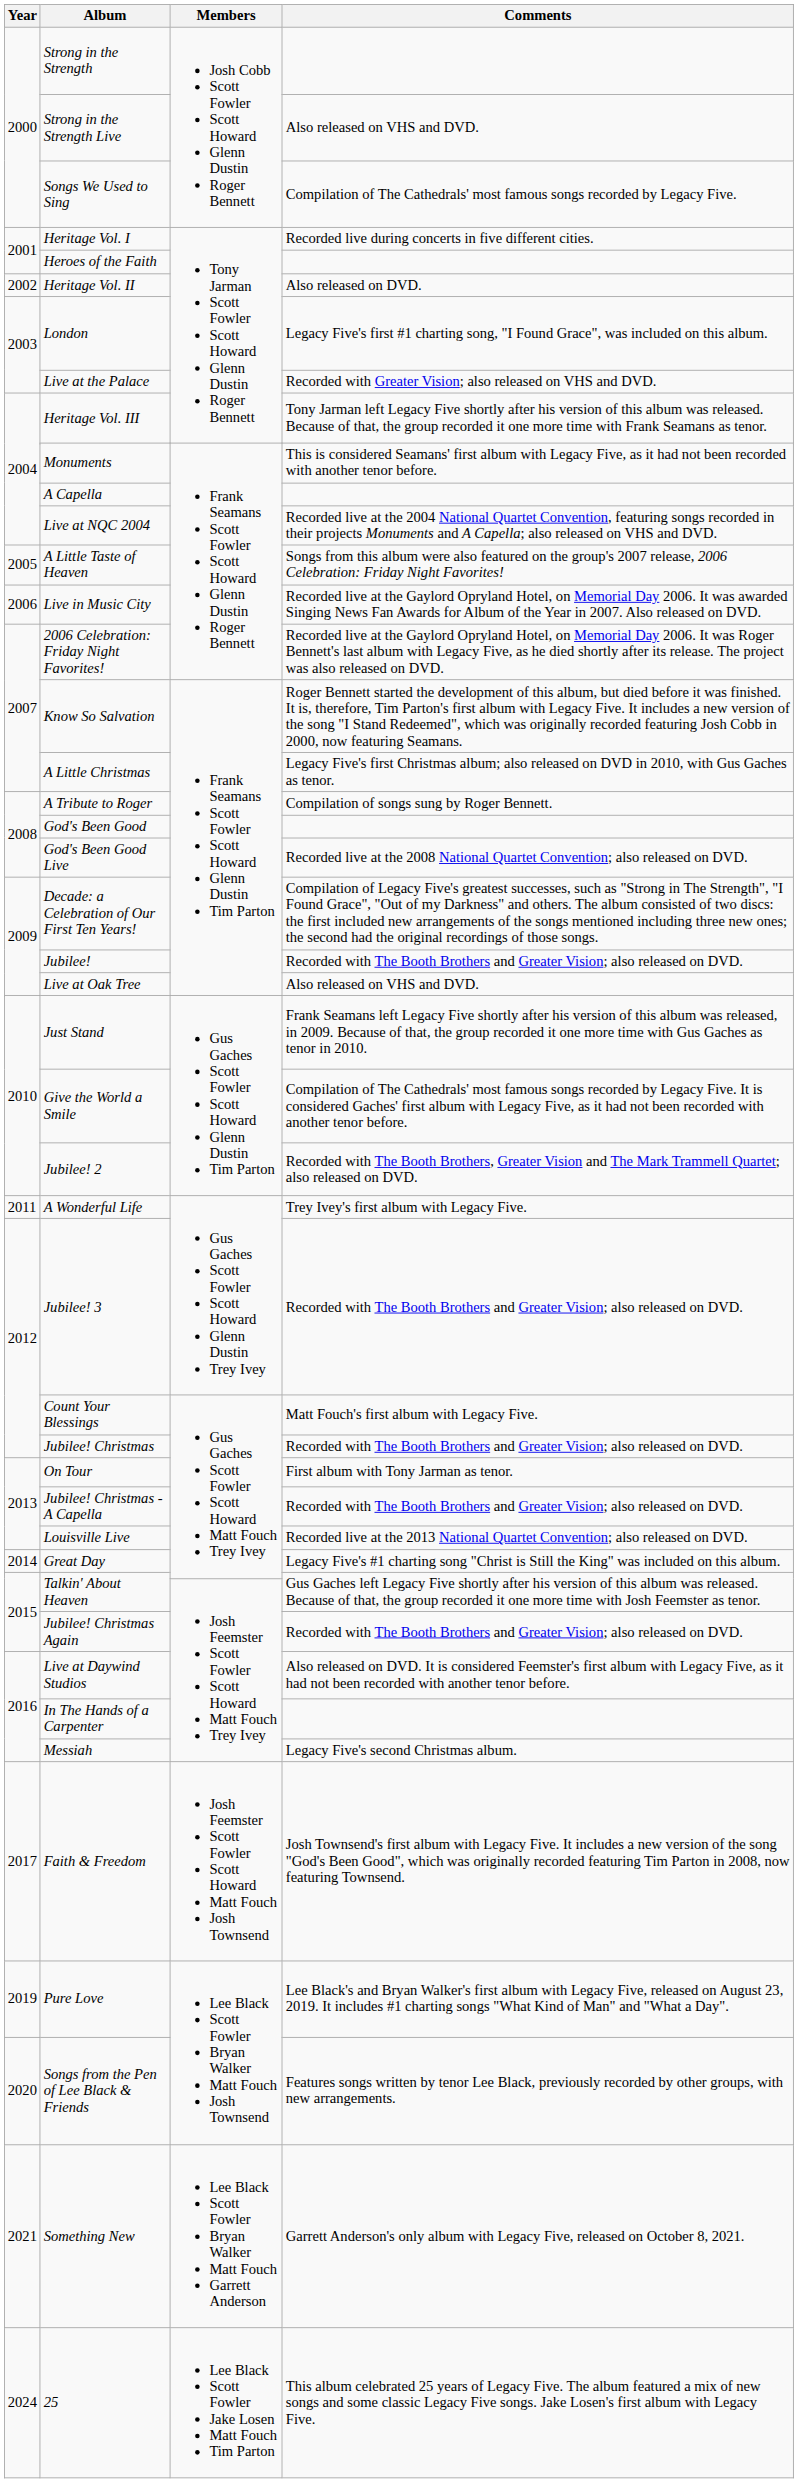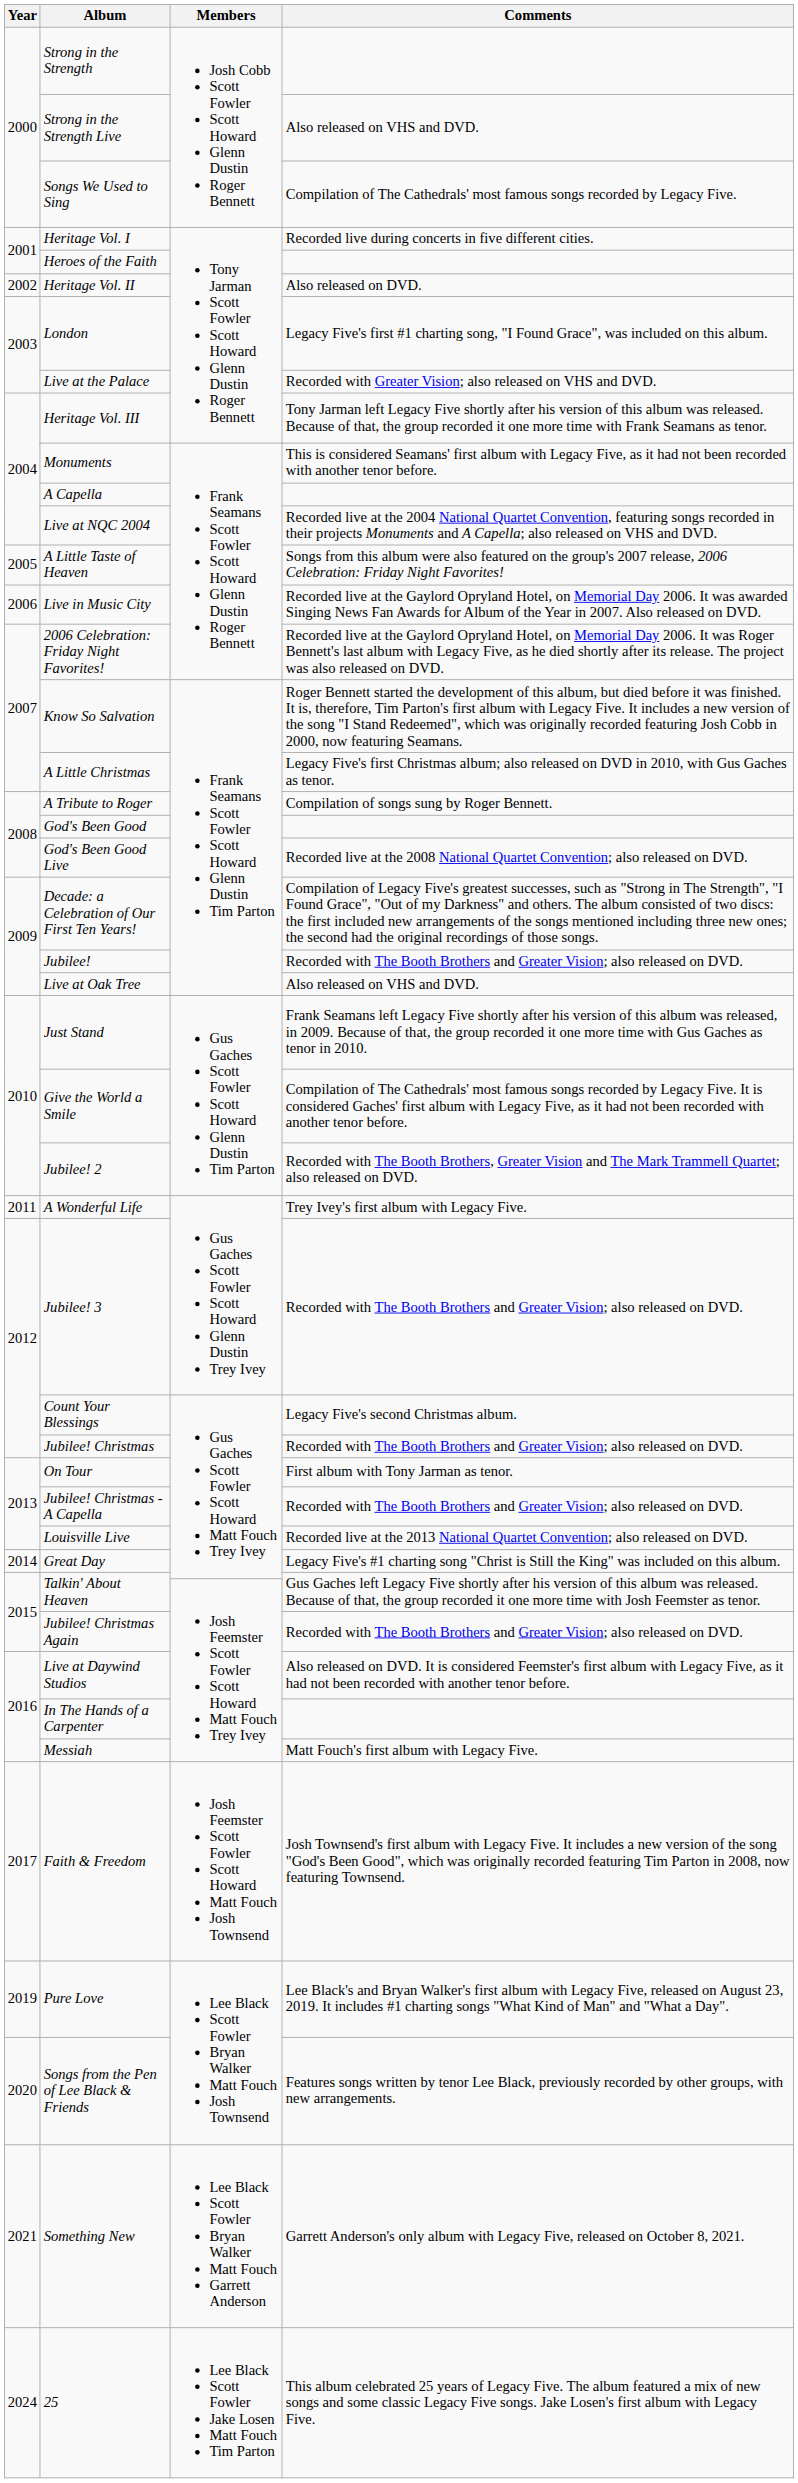(412, 1414) Matt Fouch's first album with Legacy Five. -> (401, 1414) Legacy Five's second Christmas album.
(401, 1750) Legacy Five's second Christmas album. -> (412, 1750) Matt Fouch's first album with Legacy Five.
